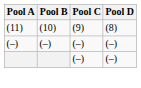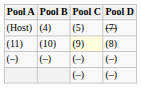+ row: (19, 28)
(78, 28) no background -> (78, 43) lightyellow background
